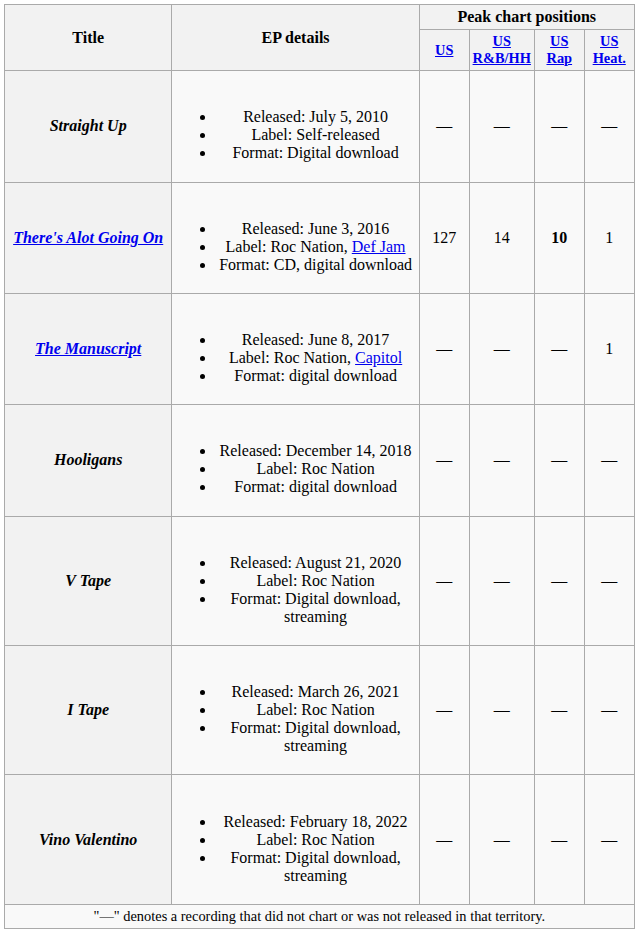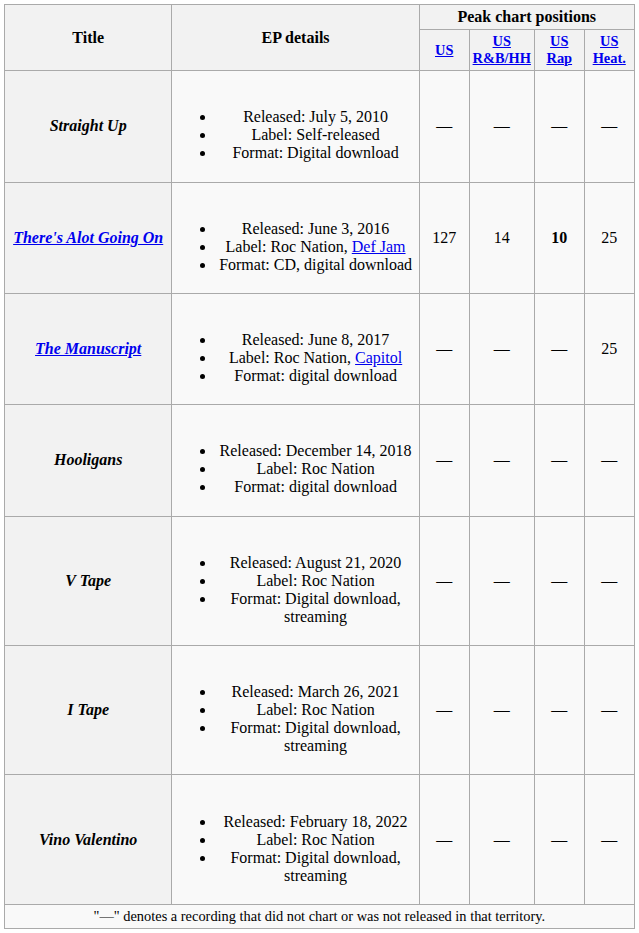(609, 237) 1 -> (609, 237) 25
(609, 349) 1 -> (609, 349) 25
